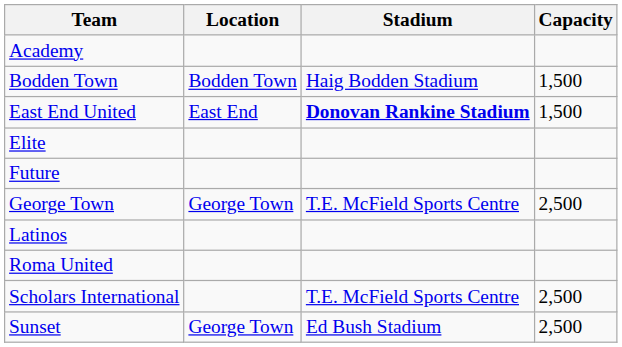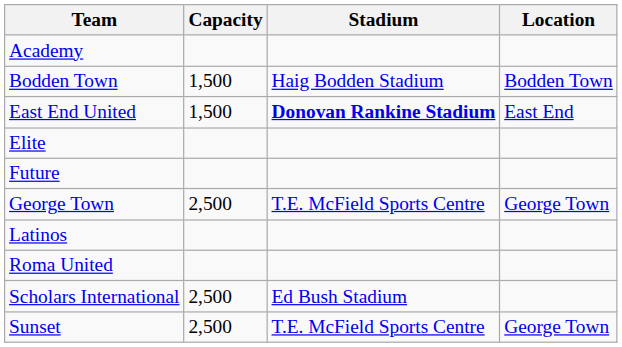columns swapped: (243, 19) <-> (576, 19)
(412, 296) T.E. McField Sports Centre -> (339, 296) Ed Bush Stadium
(374, 326) Ed Bush Stadium -> (378, 326) T.E. McField Sports Centre
